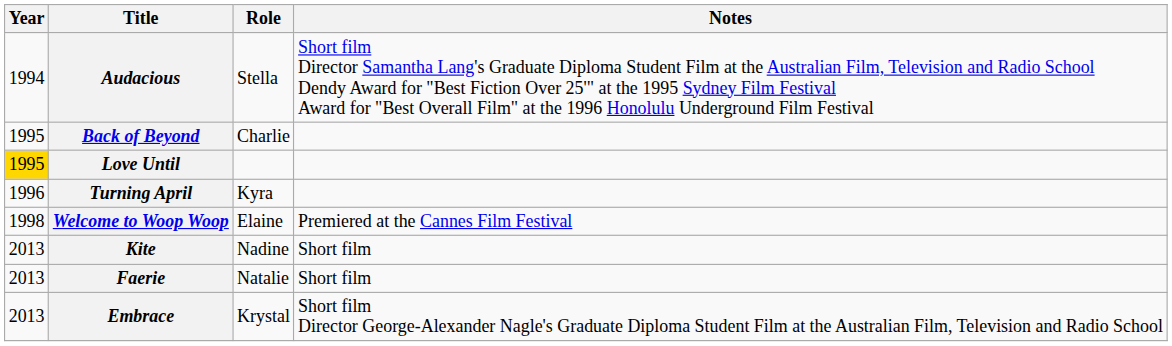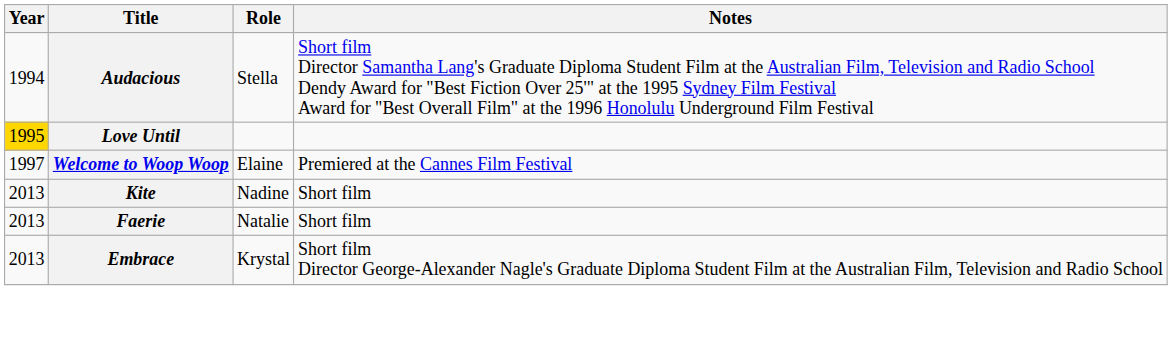- row: (141, 136)
- row: (141, 192)
(27, 221) 1998 -> (27, 164) 1997
